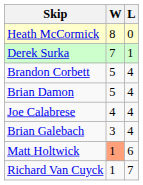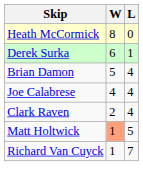(112, 53) 7 -> (112, 53) 6
- row: (48, 72)
- row: (46, 131)
+ row: (38, 111)
(130, 151) 6 -> (130, 131) 5
